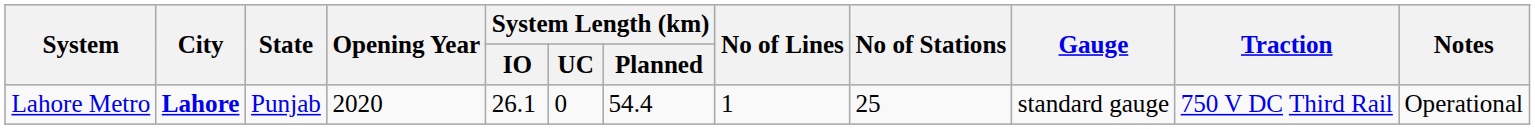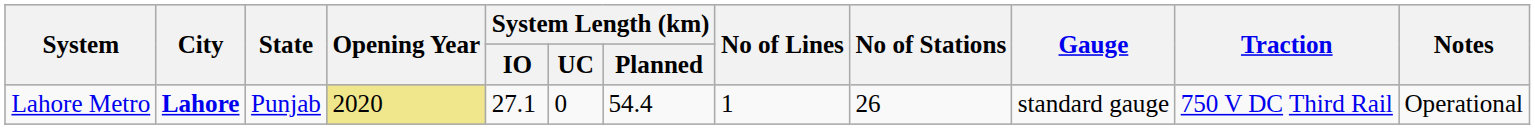(358, 104) no background -> (358, 104) khaki background
(514, 104) 26.1 -> (514, 104) 27.1
(868, 104) 25 -> (868, 104) 26
